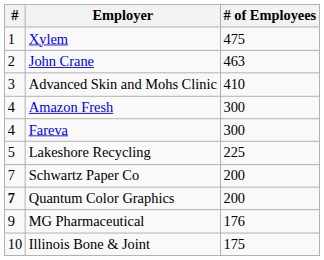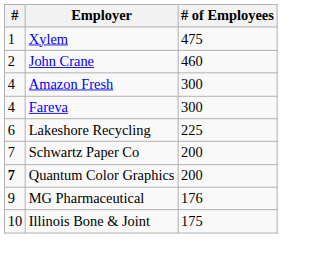(234, 61) 463 -> (192, 61) 460
- row: (123, 84)
(11, 152) 5 -> (11, 130) 6
